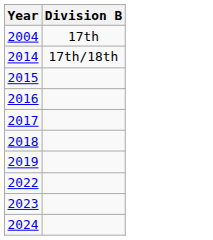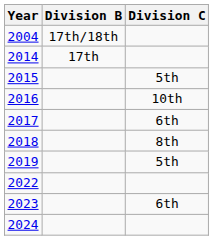+ column: (167, 15)
(83, 36) 17th -> (83, 36) 17th/18th
(83, 57) 17th/18th -> (83, 57) 17th
